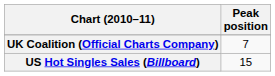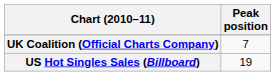(246, 62) 15 -> (246, 62) 19
